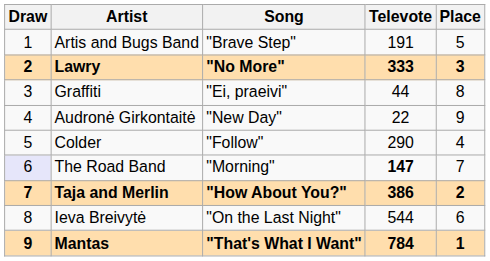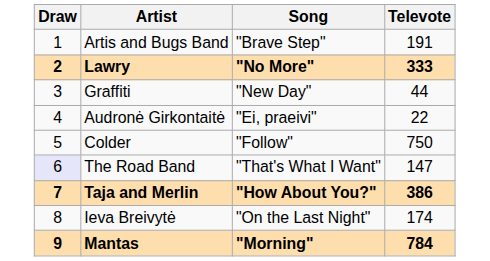- column: (460, 17)
(247, 92) "Ei, praeivi" -> (274, 92) "New Day"
(244, 117) "New Day" -> (276, 117) "Ei, praeivi"
(401, 142) 290 -> (420, 142) 750
(241, 167) "Morning" -> (308, 167) "That's What I Want"
(401, 167) bold -> (420, 167) normal
(401, 218) 544 -> (420, 218) 174
(284, 243) "That's What I Want" -> (275, 243) "Morning"
